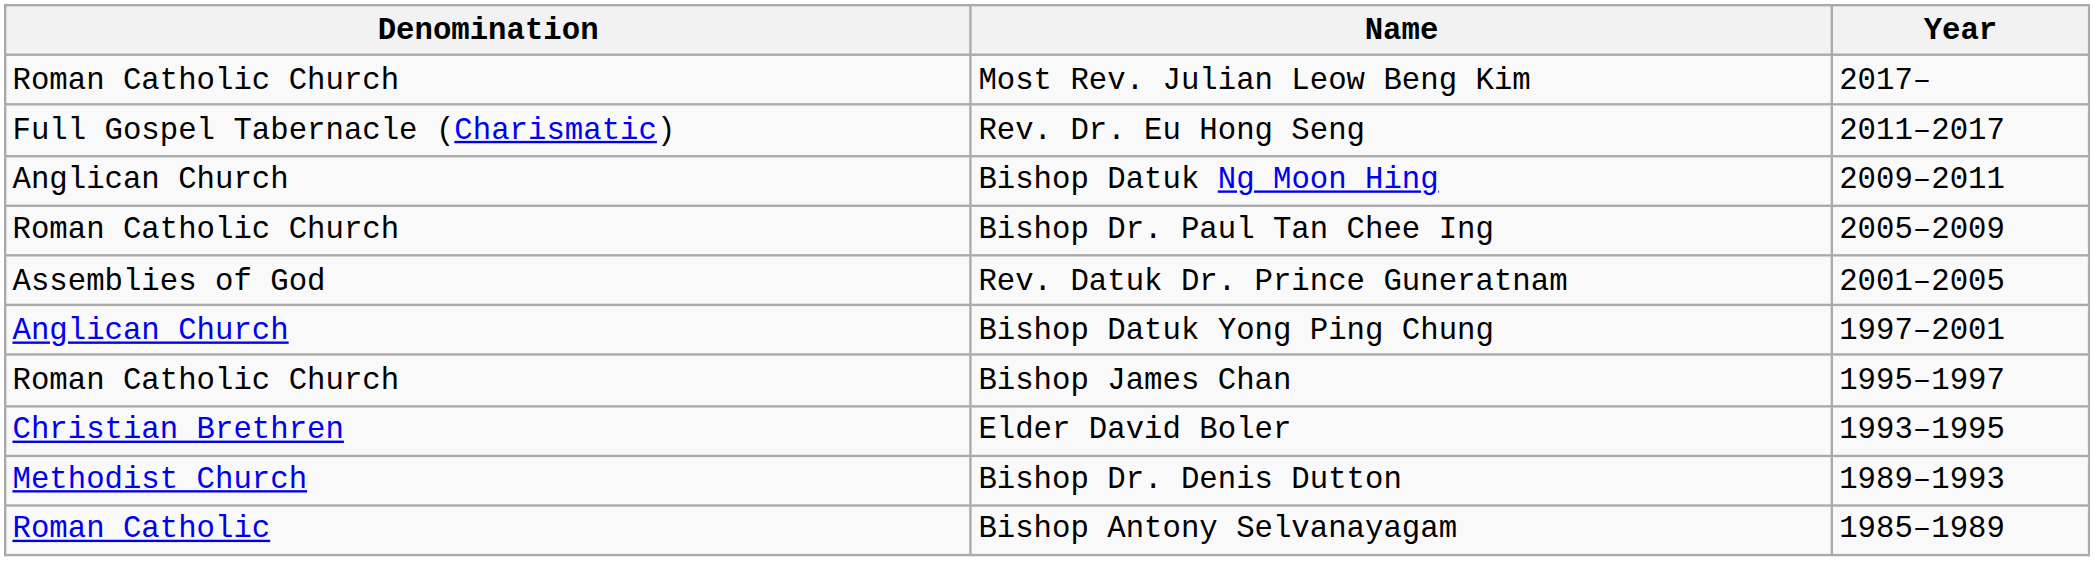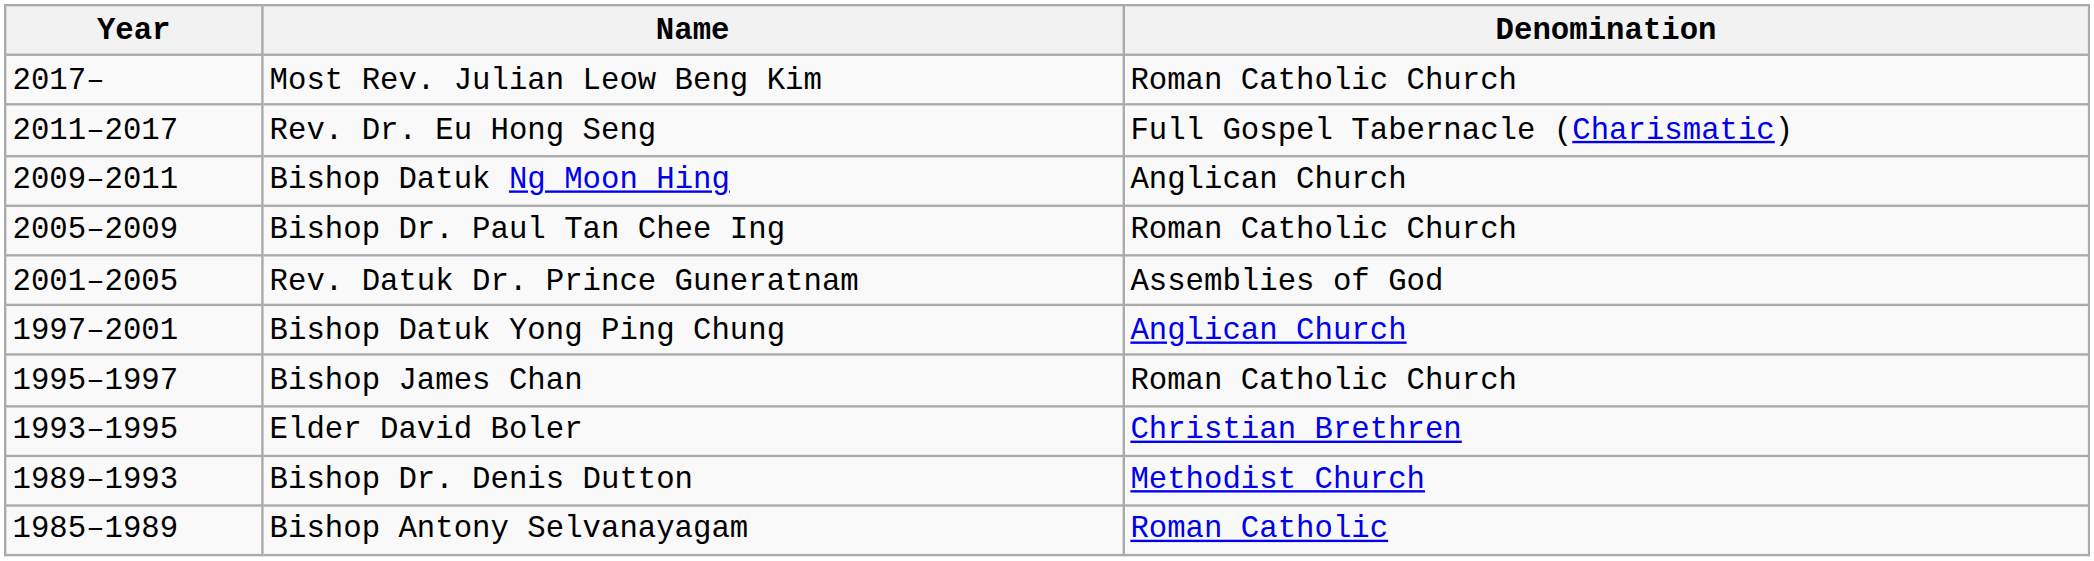columns swapped: (1960, 30) <-> (488, 30)
